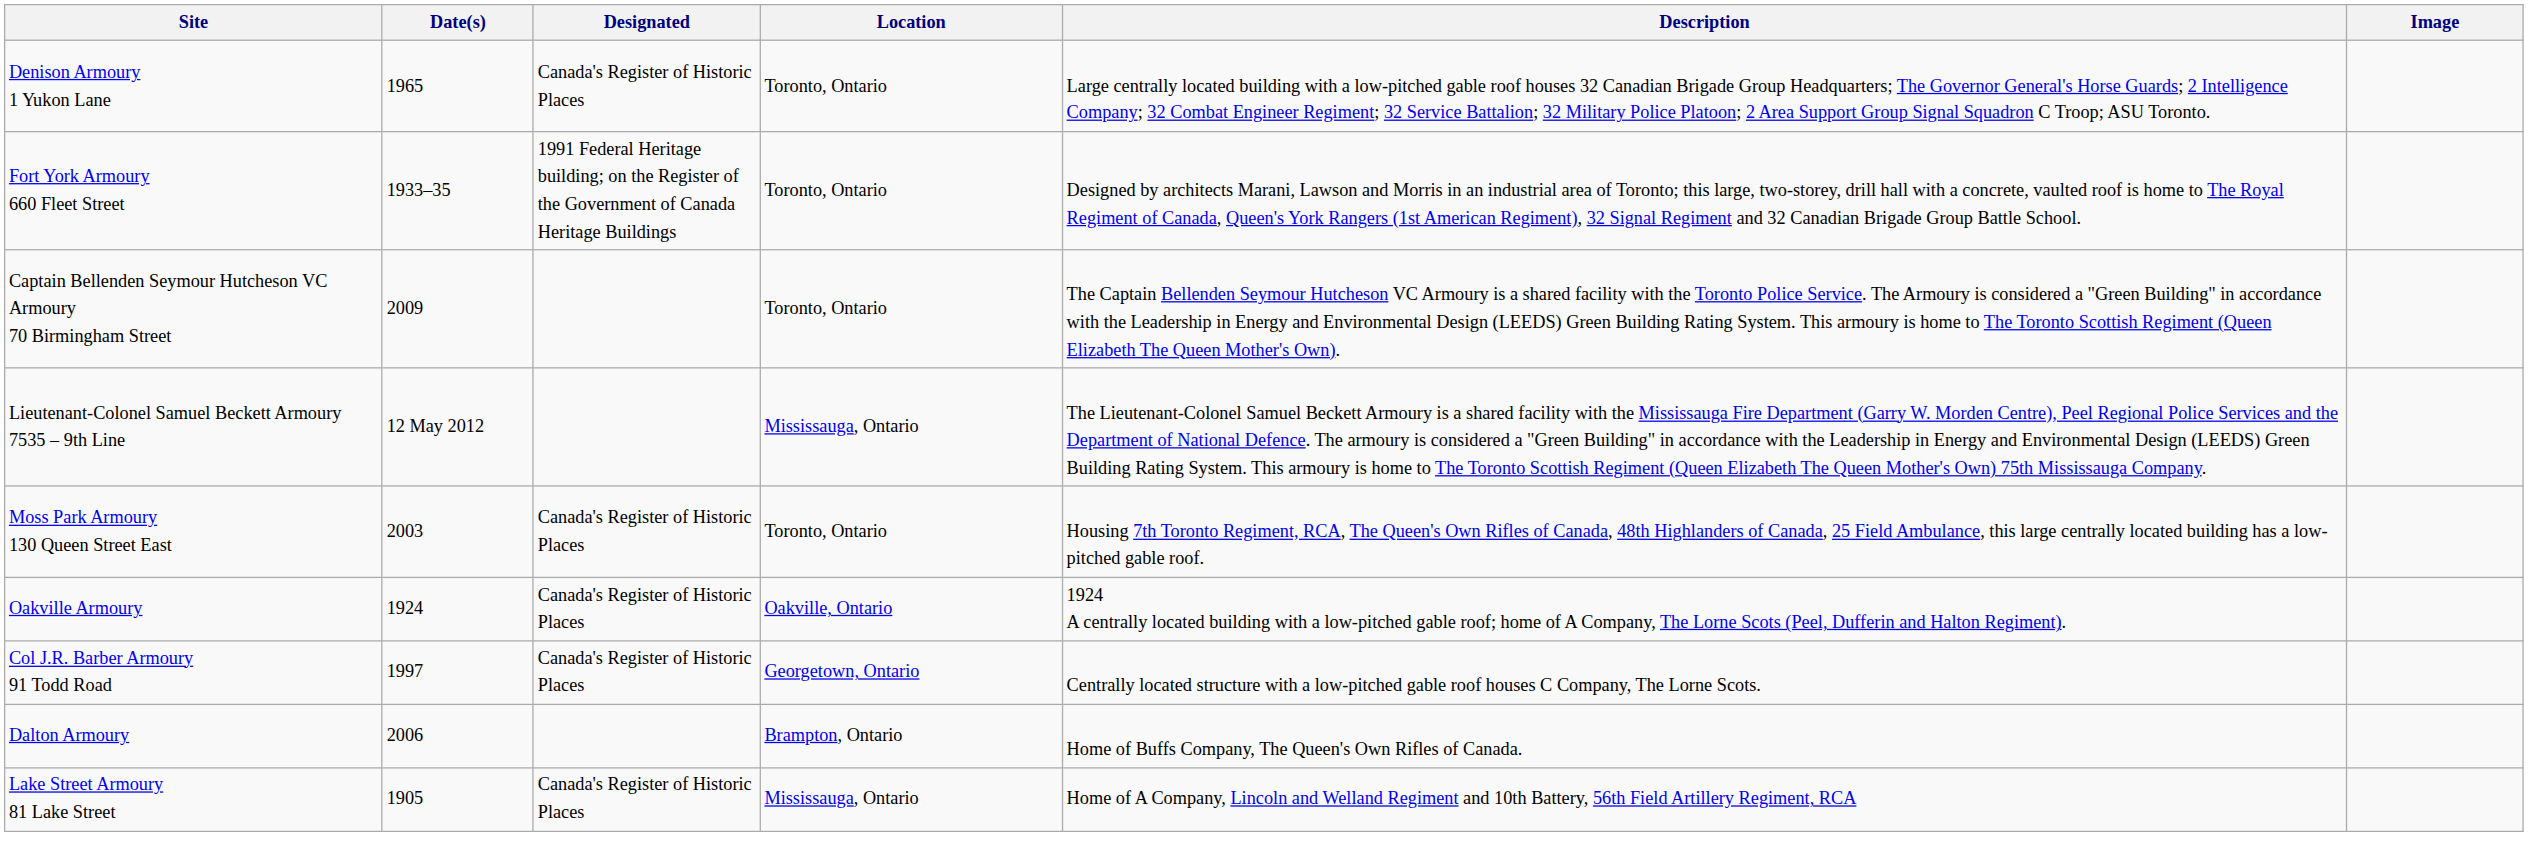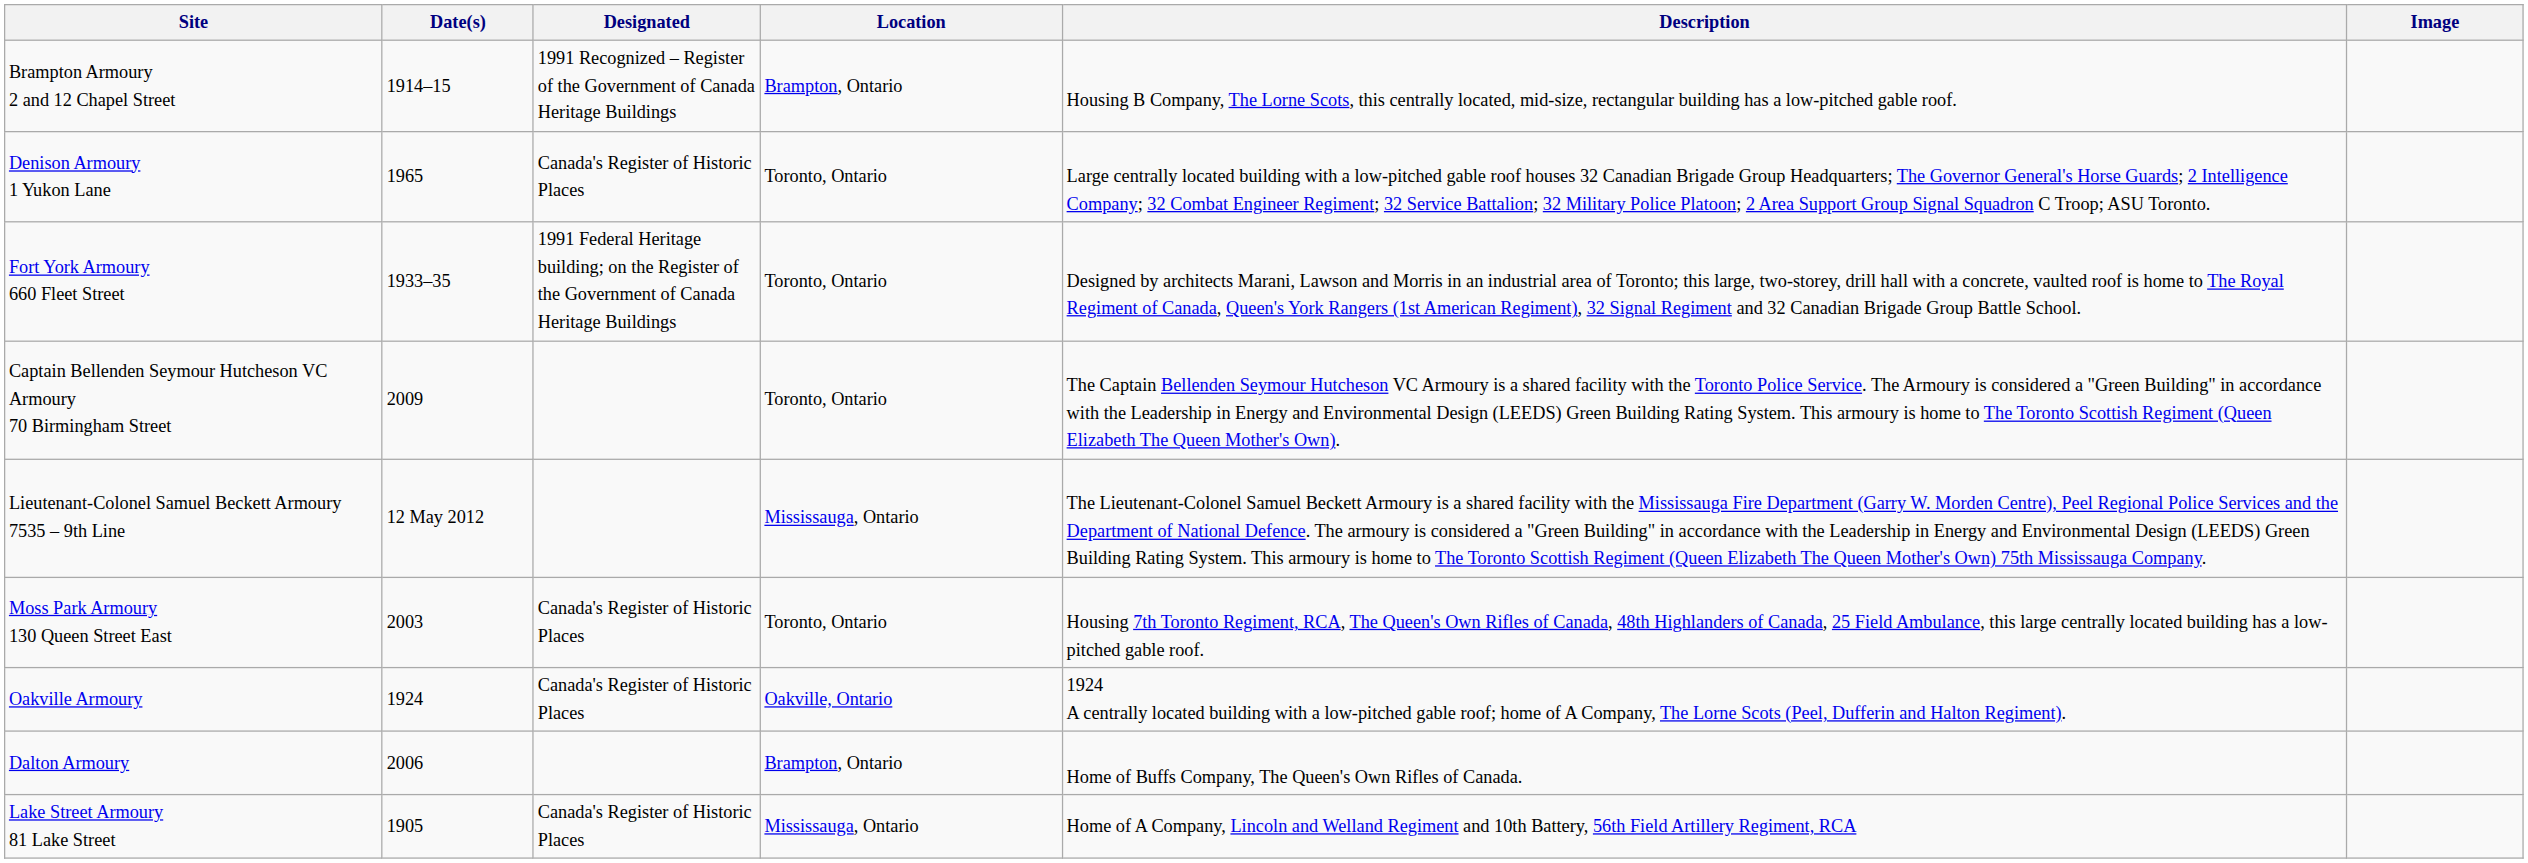+ row: (92, 85)
- row: (101, 672)
